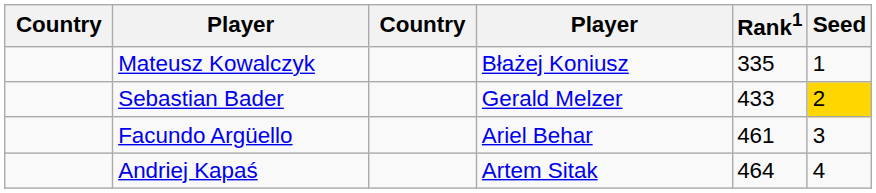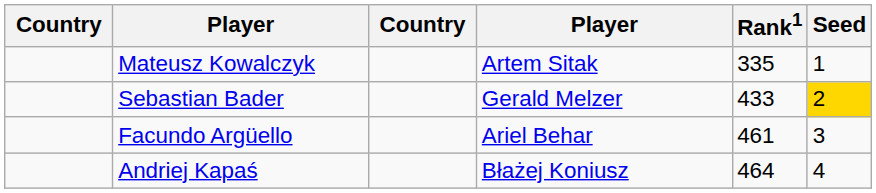(555, 63) Błażej Koniusz -> (540, 63) Artem Sitak
(540, 170) Artem Sitak -> (555, 170) Błażej Koniusz
